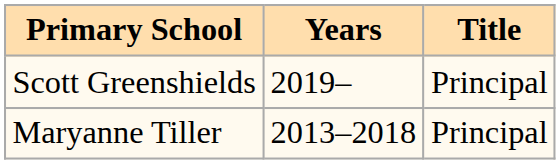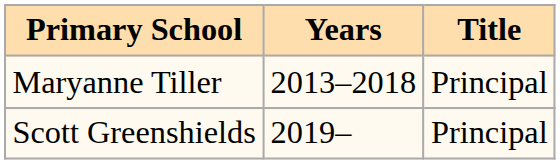rows swapped: (117, 132) <-> (134, 81)
